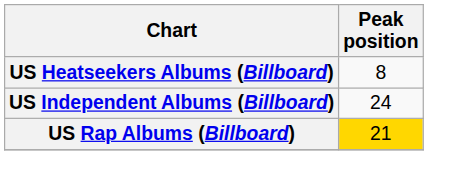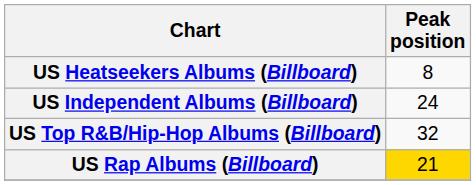+ row: (195, 133)
